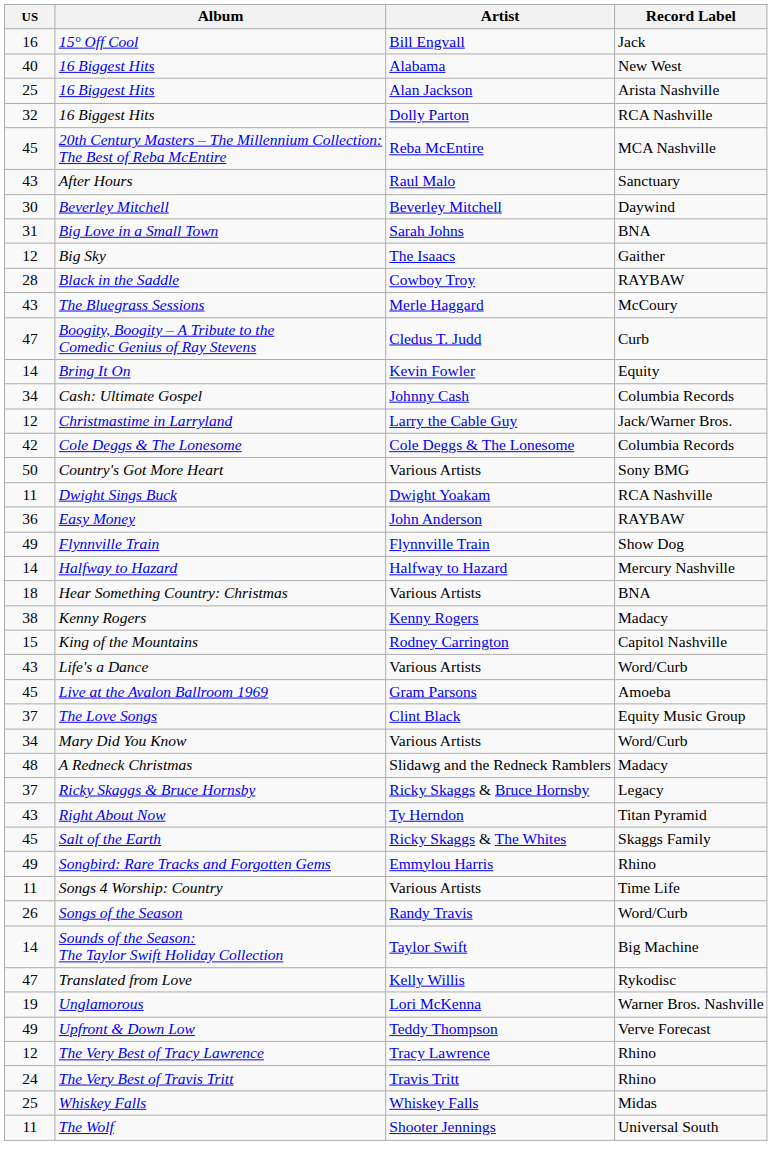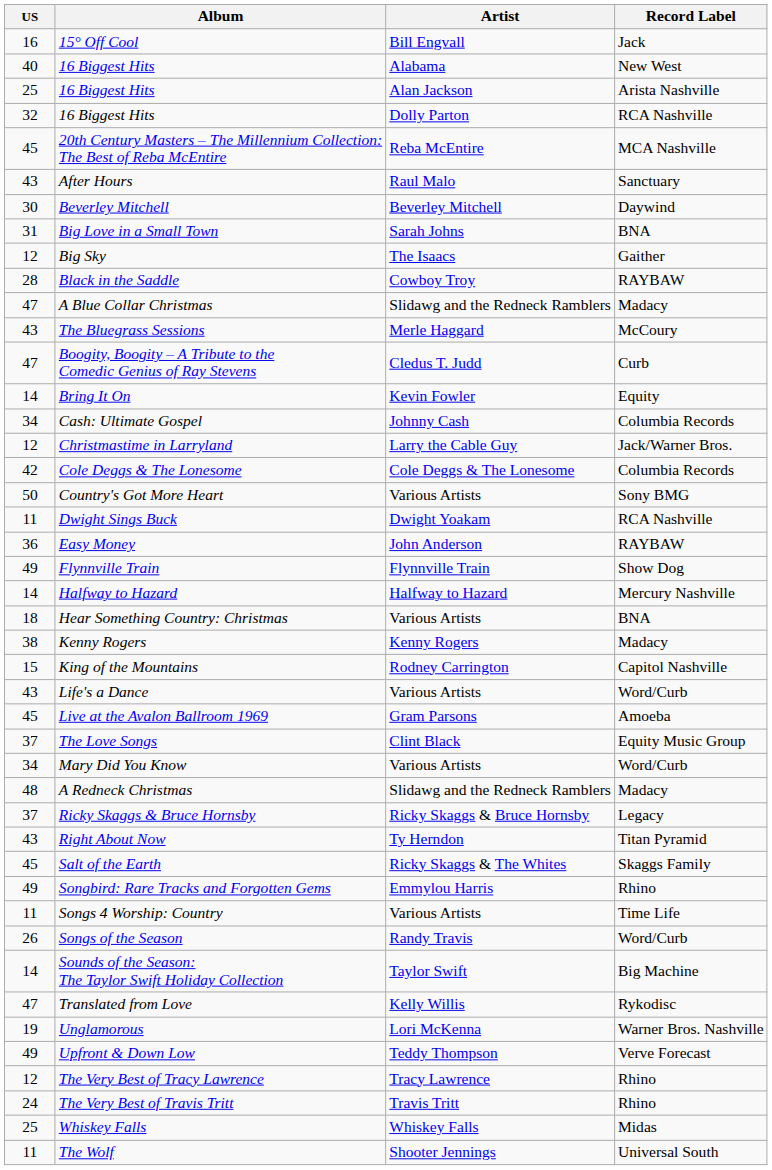+ row: (136, 305)
